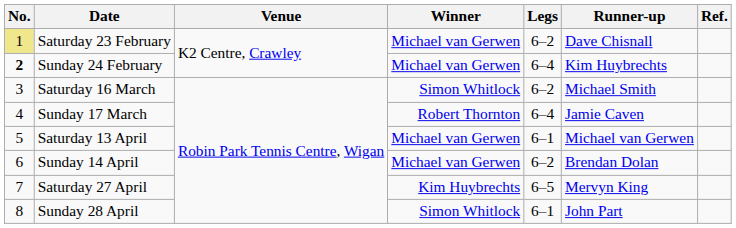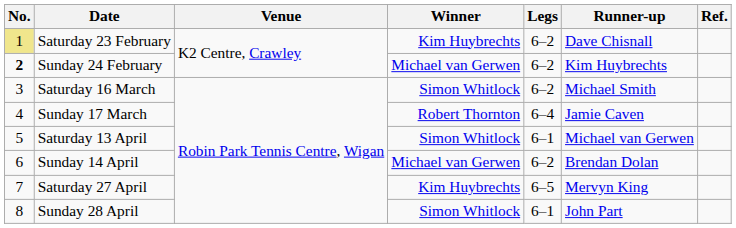(456, 41) Michael van Gerwen -> (469, 41) Kim Huybrechts
(543, 65) 6–4 -> (543, 65) 6–2
(456, 138) Michael van Gerwen -> (470, 138) Simon Whitlock
